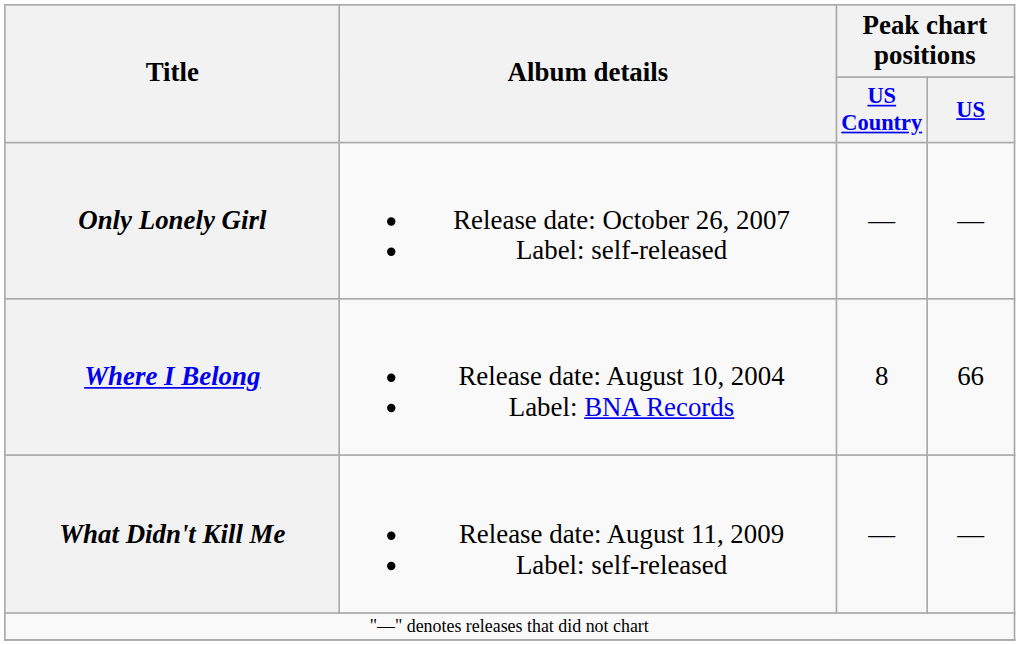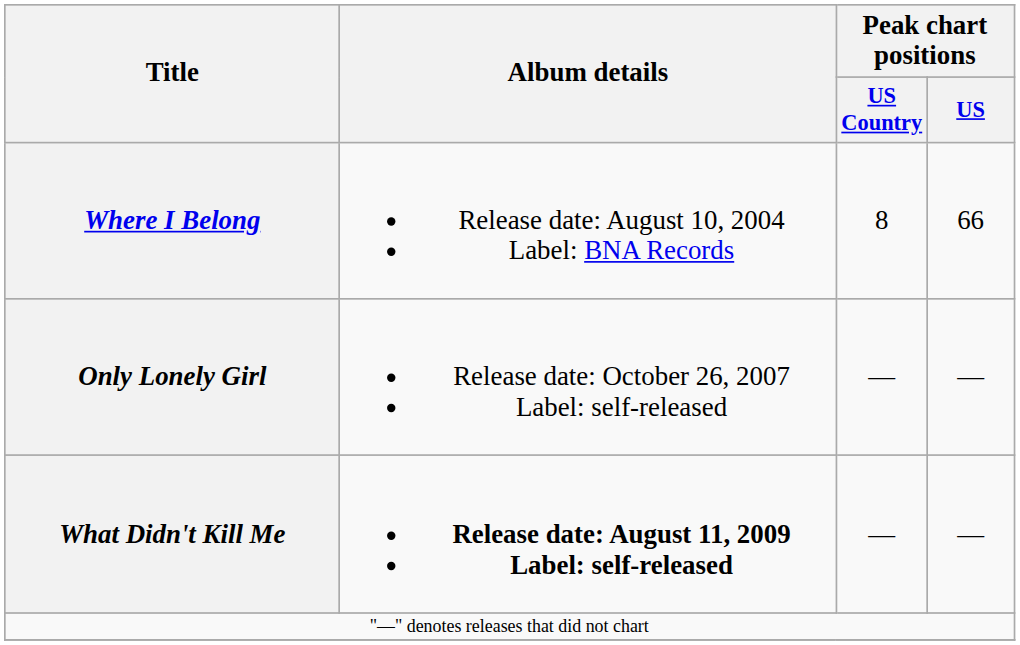rows swapped: (172, 377) <-> (172, 220)
(588, 549) normal -> (588, 549) bold
